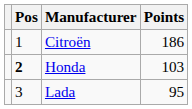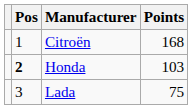(173, 42) 186 -> (173, 42) 168
(177, 92) 95 -> (177, 92) 75
